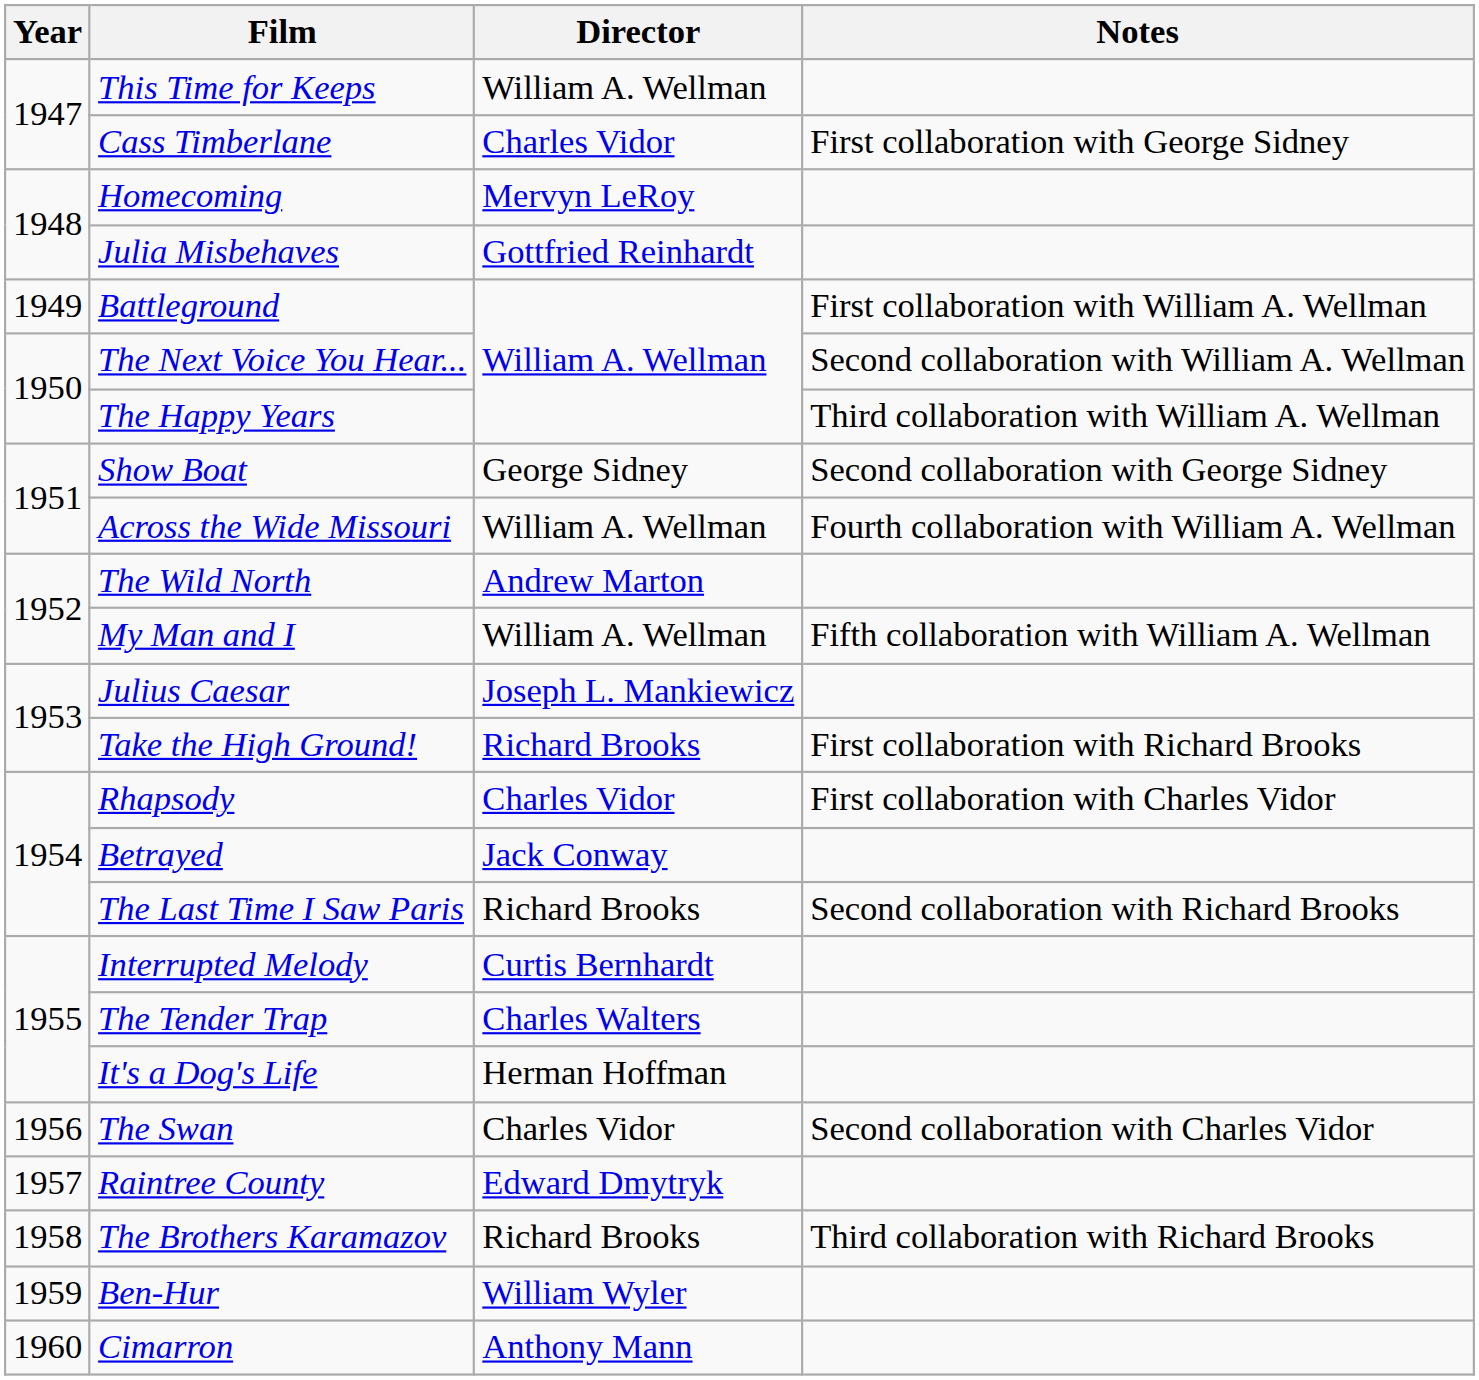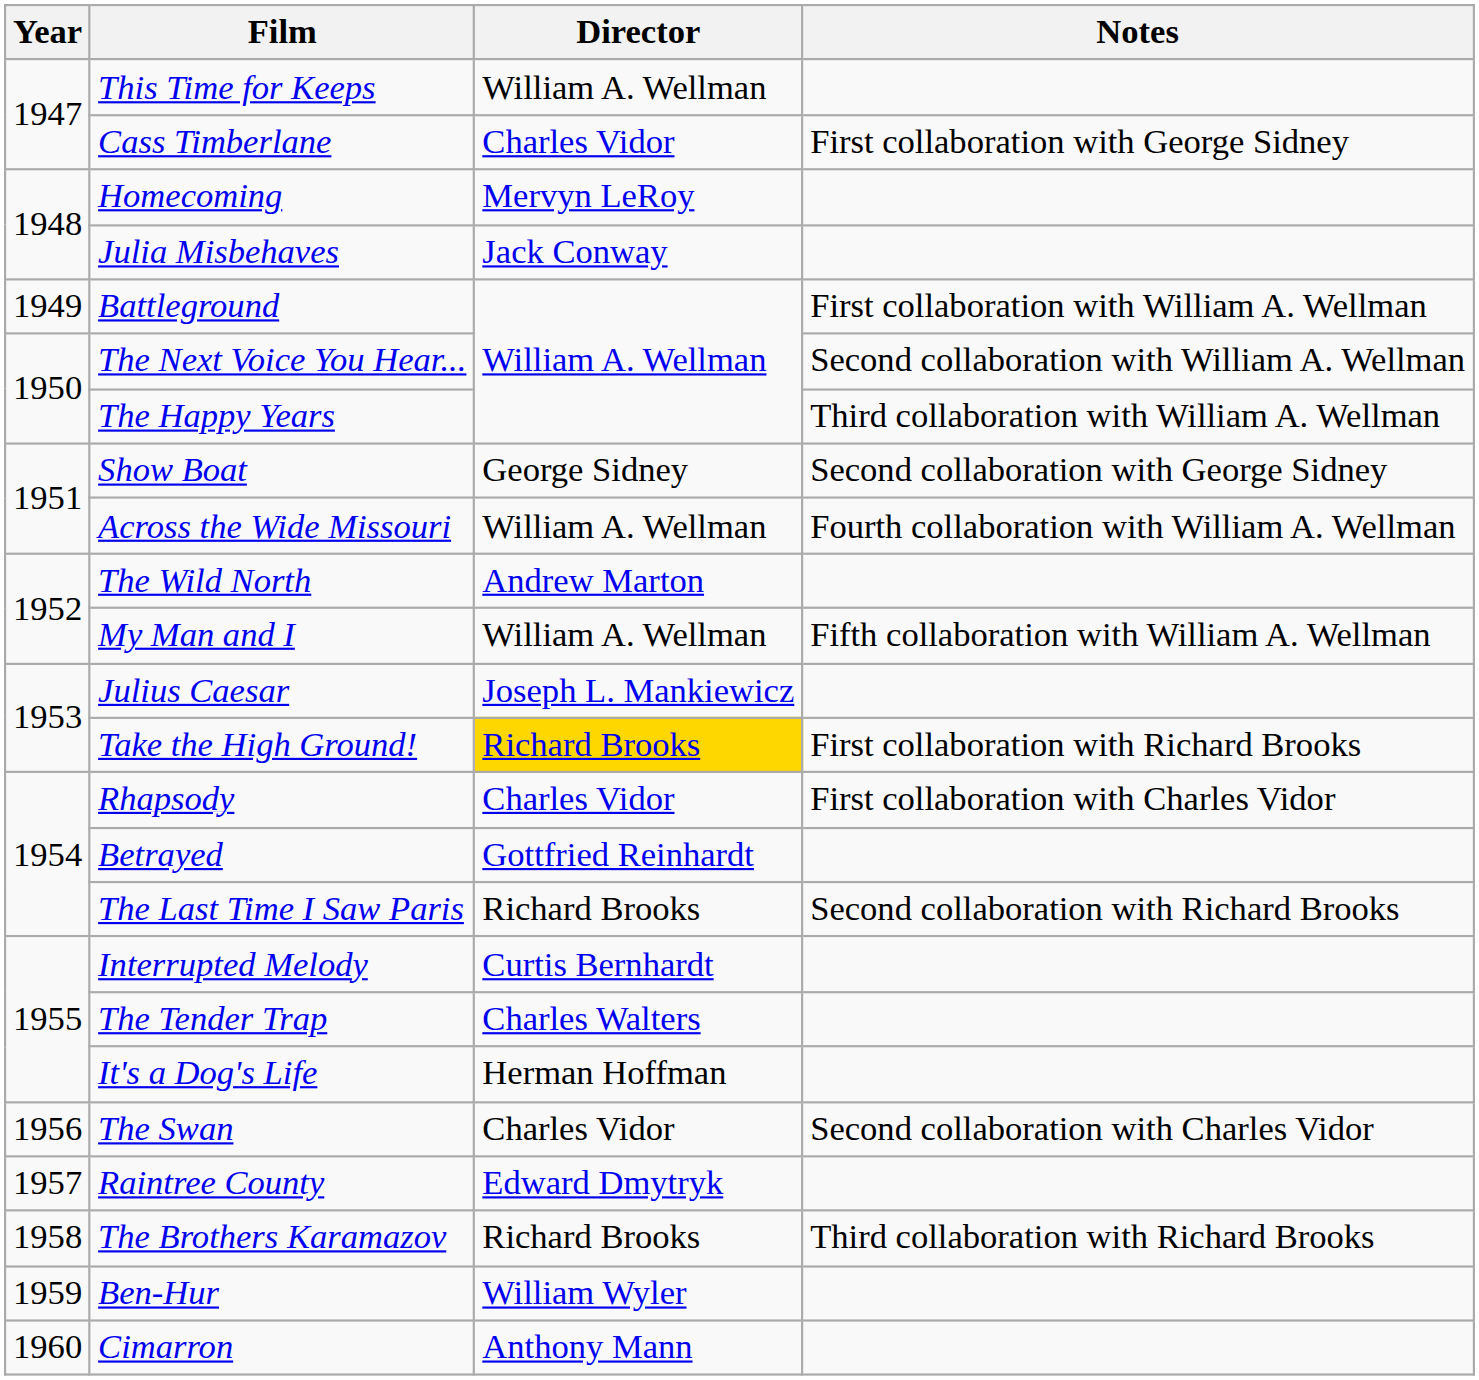(618, 251) Gottfried Reinhardt -> (575, 251) Jack Conway
(591, 744) no background -> (591, 744) gold background
(575, 854) Jack Conway -> (618, 854) Gottfried Reinhardt
